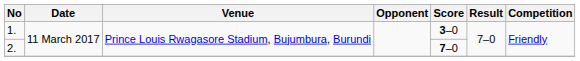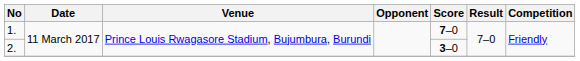(449, 30) 3–0 -> (449, 30) 7–0
(449, 47) 7–0 -> (449, 47) 3–0
